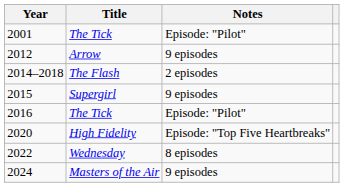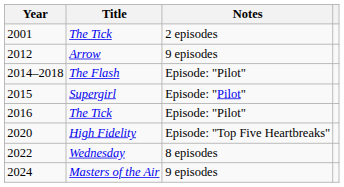(205, 34) Episode: "Pilot" -> (191, 34) 2 episodes
(191, 73) 2 episodes -> (205, 73) Episode: "Pilot"
(191, 93) 9 episodes -> (205, 93) Episode: "Pilot"
